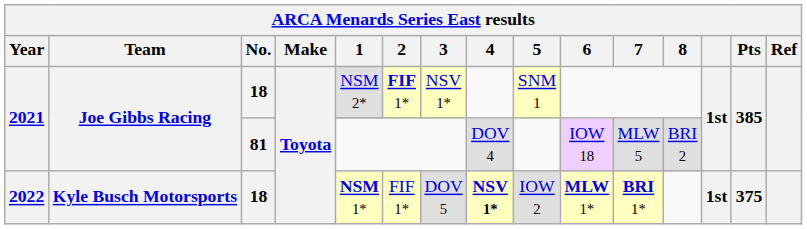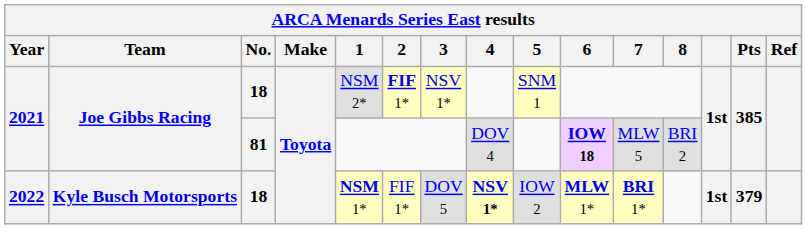(587, 143) normal -> (587, 144) bold
(749, 197) 375 -> (749, 197) 379
